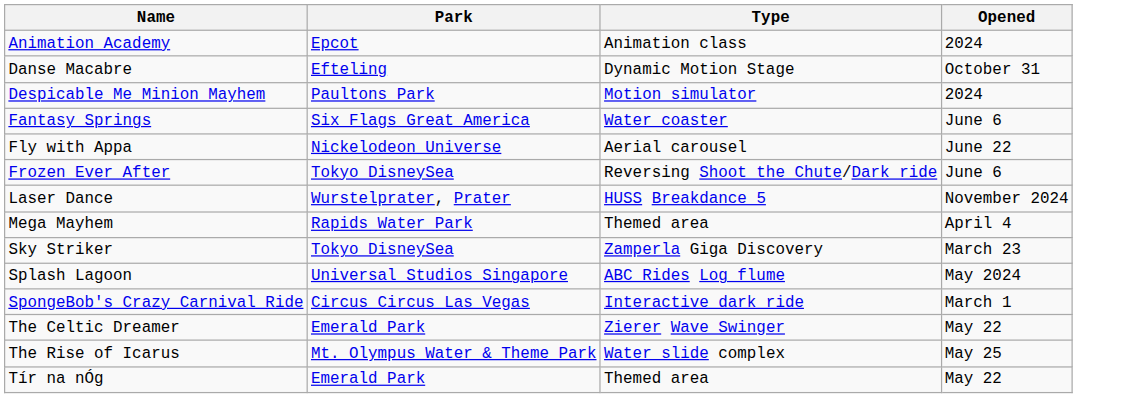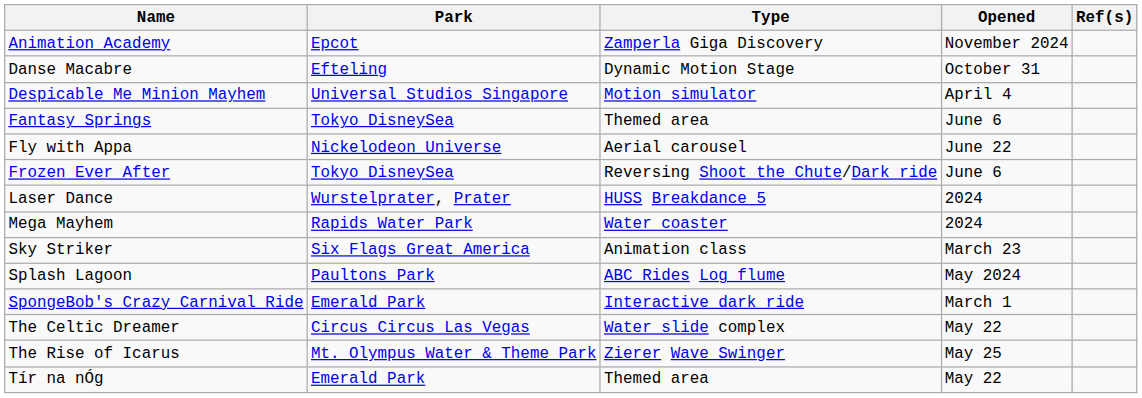+ column: (1105, 18)
(675, 43) Animation class -> (714, 43) Zamperla Giga Discovery
(964, 43) 2024 -> (1007, 43) November 2024
(373, 95) Paultons Park -> (439, 95) Universal Studios Singapore
(964, 95) 2024 -> (978, 95) April 4
(420, 121) Six Flags Great America -> (382, 121) Tokyo DisneySea
(666, 121) Water coaster -> (656, 121) Themed area
(1007, 198) November 2024 -> (964, 198) 2024
(656, 224) Themed area -> (666, 224) Water coaster
(978, 224) April 4 -> (964, 224) 2024
(382, 250) Tokyo DisneySea -> (420, 250) Six Flags Great America
(714, 250) Zamperla Giga Discovery -> (675, 250) Animation class
(439, 276) Universal Studios Singapore -> (373, 276) Paultons Park
(420, 302) Circus Circus Las Vegas -> (368, 302) Emerald Park
(368, 328) Emerald Park -> (420, 328) Circus Circus Las Vegas
(695, 328) Zierer Wave Swinger -> (695, 328) Water slide complex
(695, 354) Water slide complex -> (695, 354) Zierer Wave Swinger
